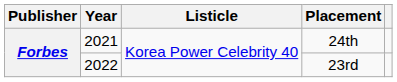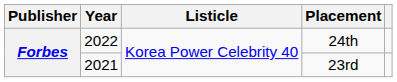(101, 40) 2021 -> (101, 40) 2022
(101, 64) 2022 -> (101, 64) 2021
